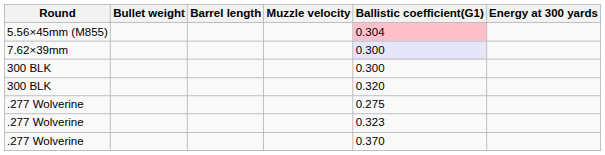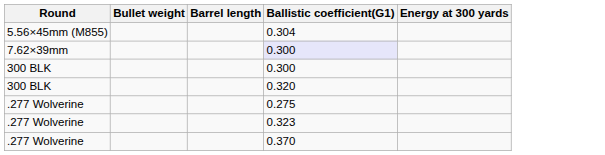- column: (308, 13)
(370, 31) pink background -> (281, 31) no background
